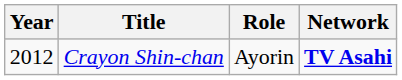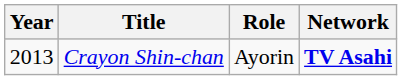(32, 56) 2012 -> (32, 56) 2013
